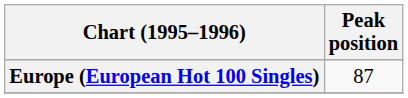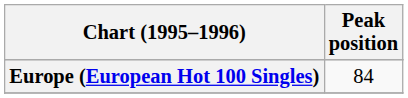(363, 76) 87 -> (363, 76) 84
